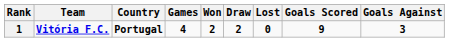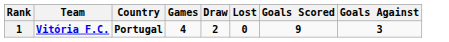- column: (212, 13)
